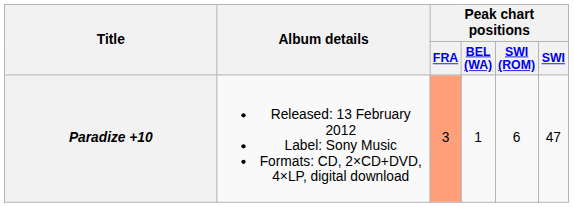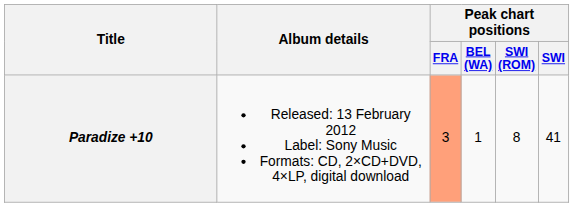(517, 138) 6 -> (517, 138) 8
(553, 138) 47 -> (553, 138) 41
